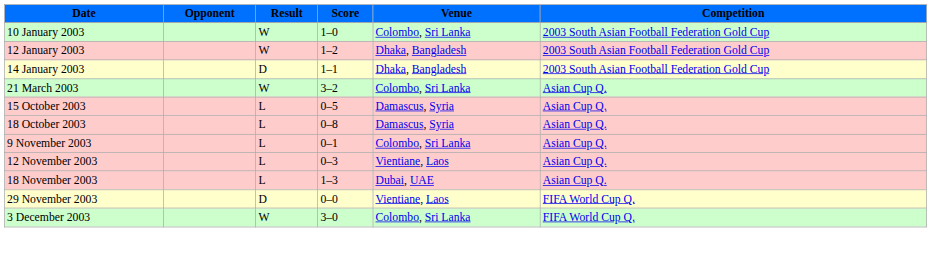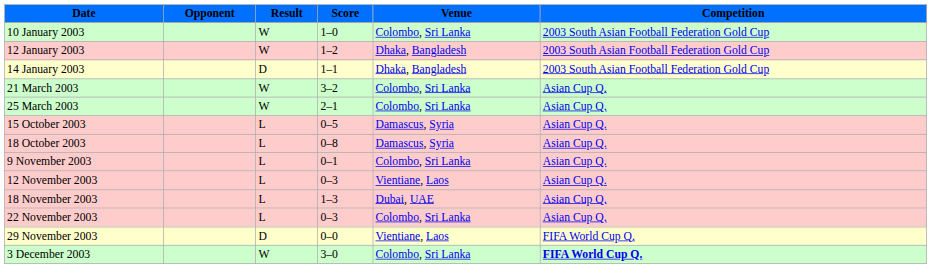+ row: (43, 106)
+ row: (52, 217)
(589, 217) normal -> (593, 254) bold
